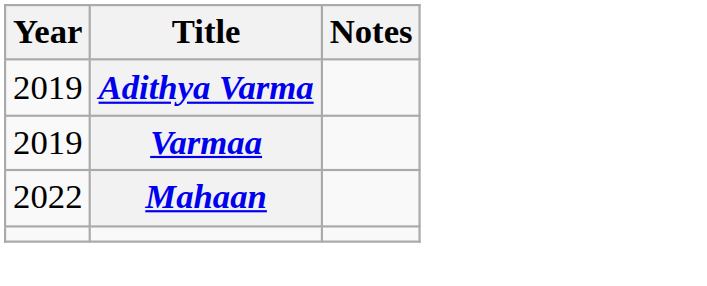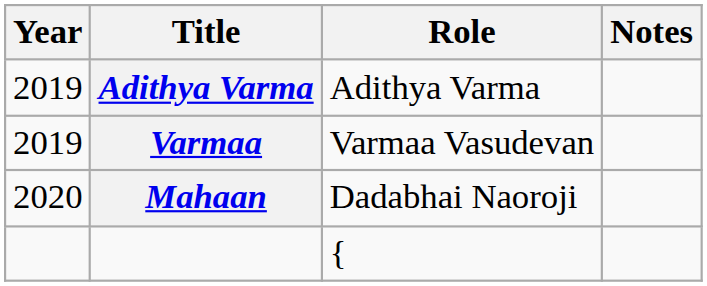+ column: (462, 32)
(48, 197) 2022 -> (48, 197) 2020
